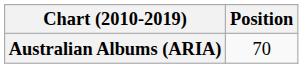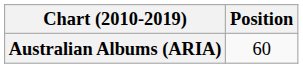(262, 48) 70 -> (262, 48) 60
